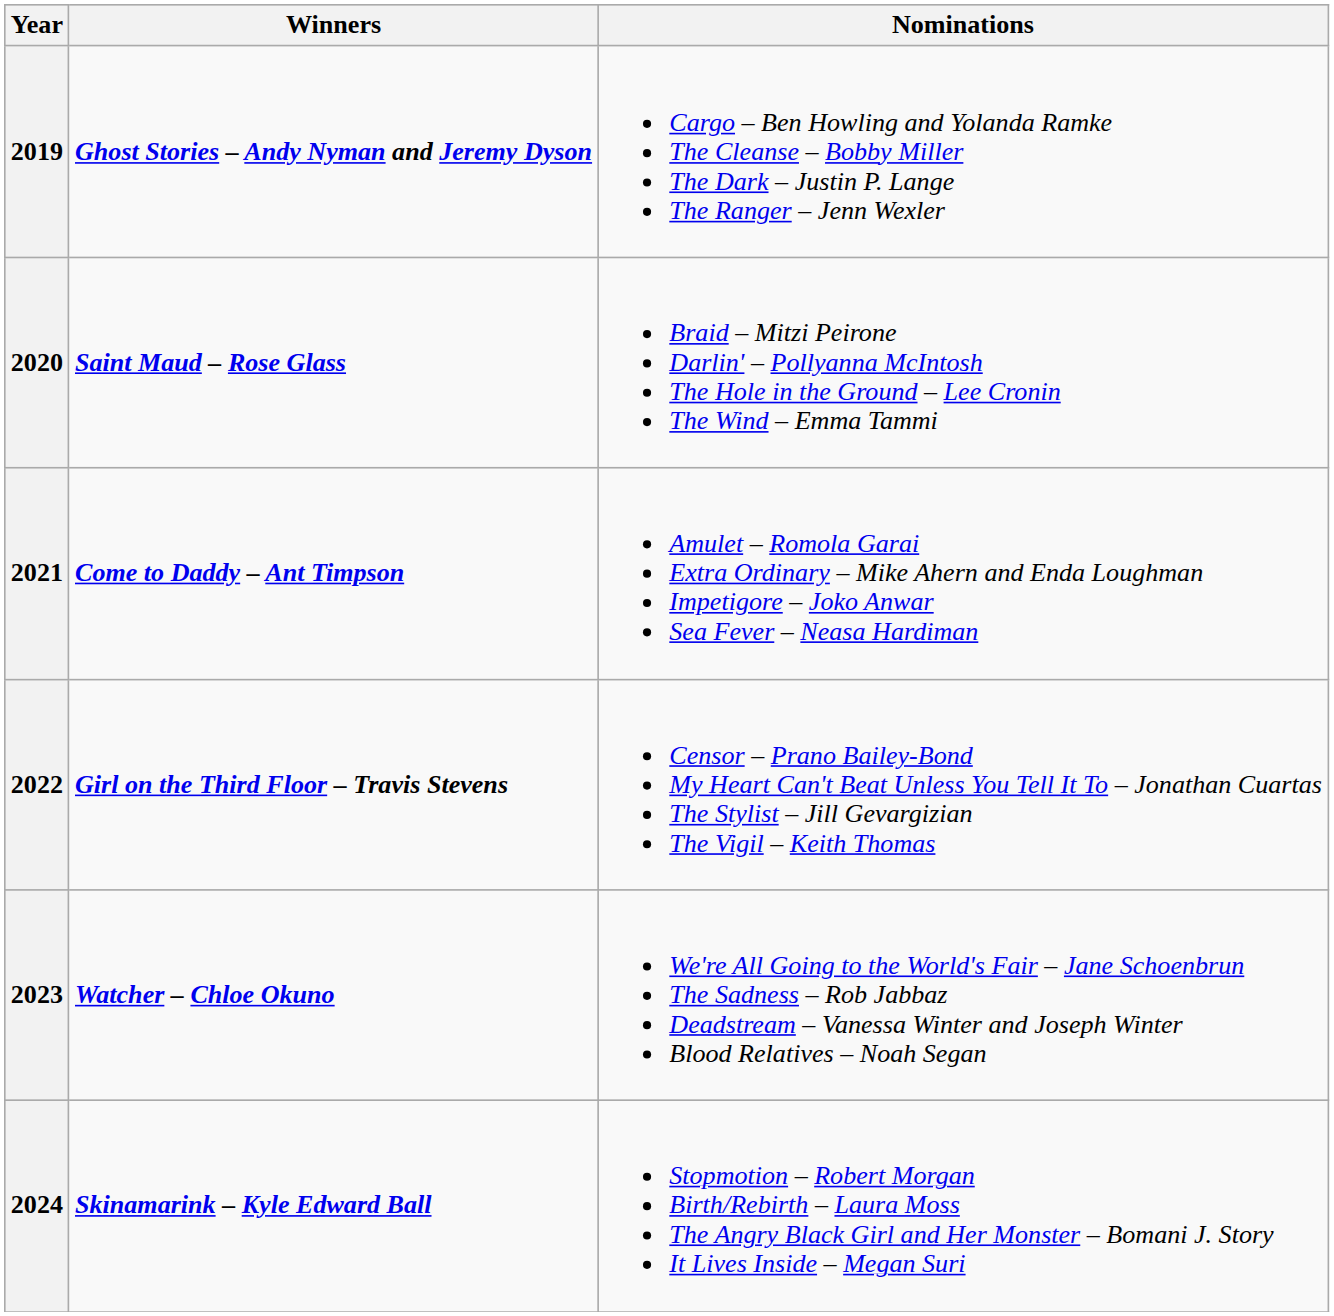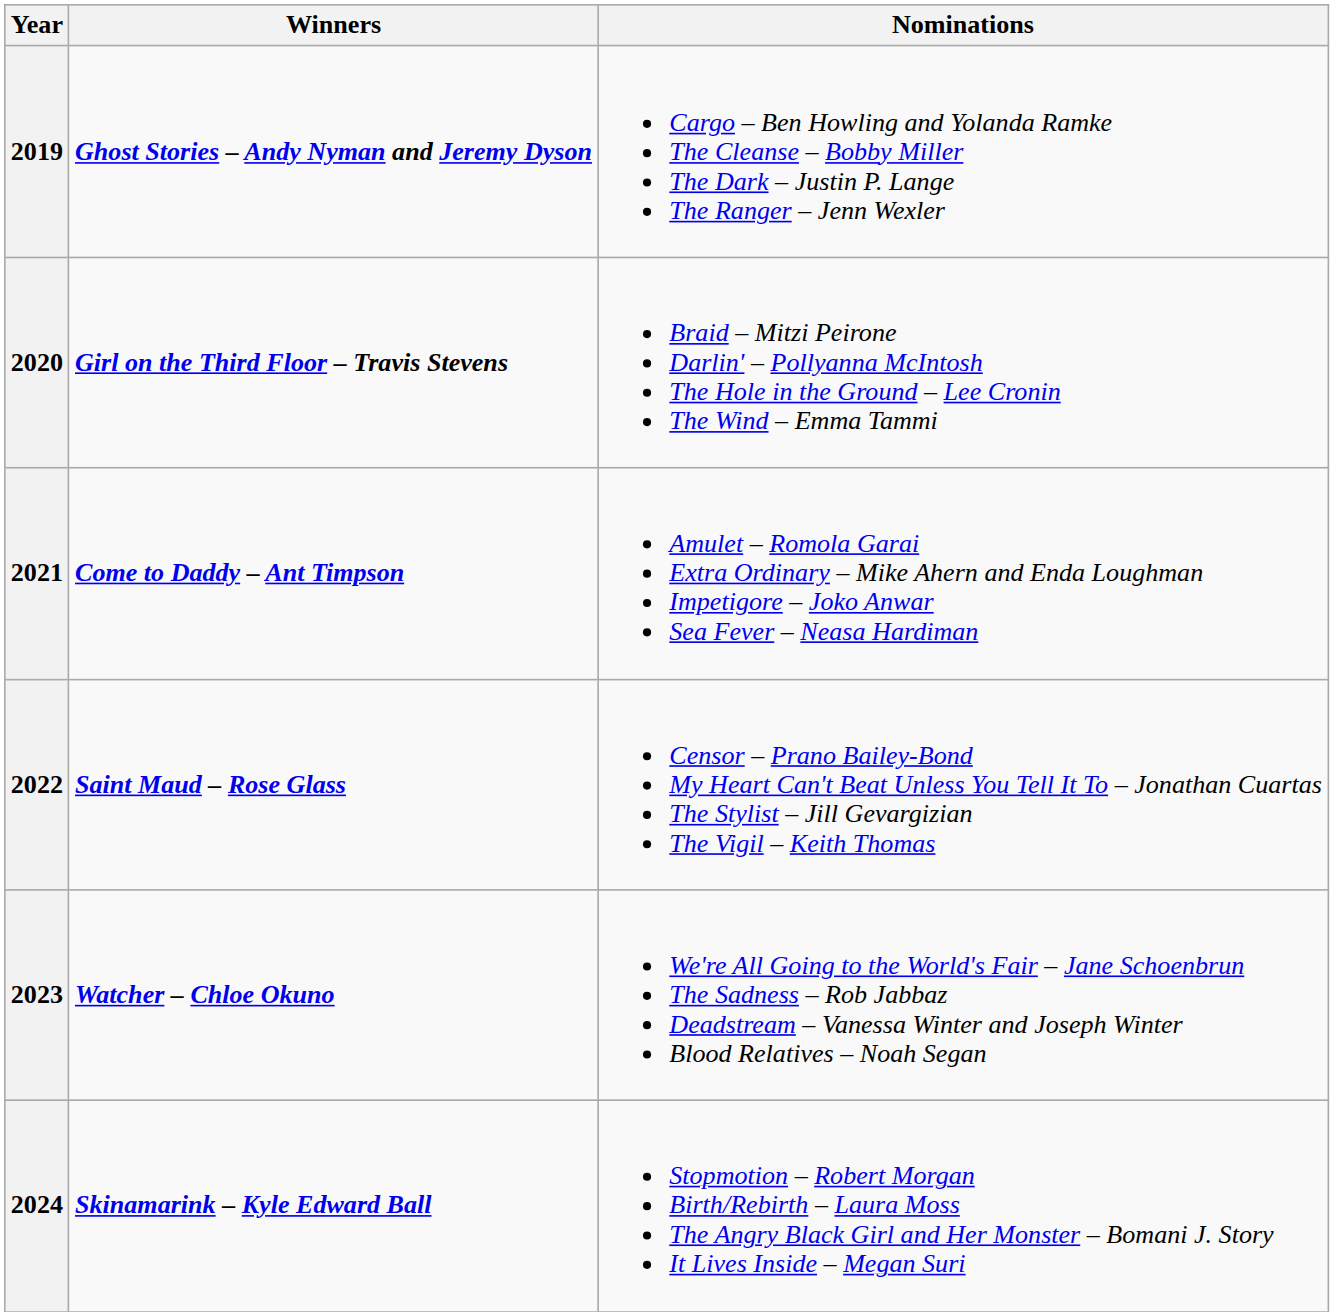(211, 362) Saint Maud – Rose Glass -> (292, 362) Girl on the Third Floor – Travis Stevens
(292, 783) Girl on the Third Floor – Travis Stevens -> (211, 783) Saint Maud – Rose Glass
